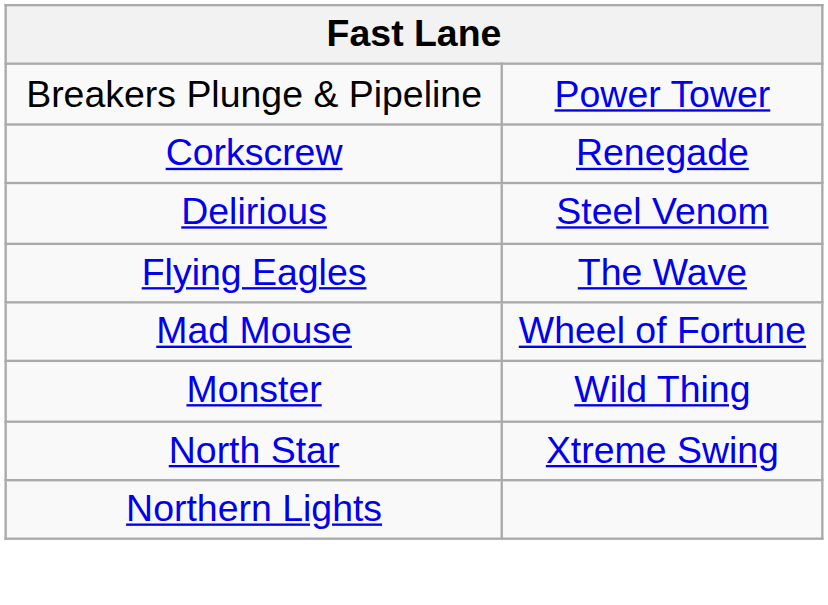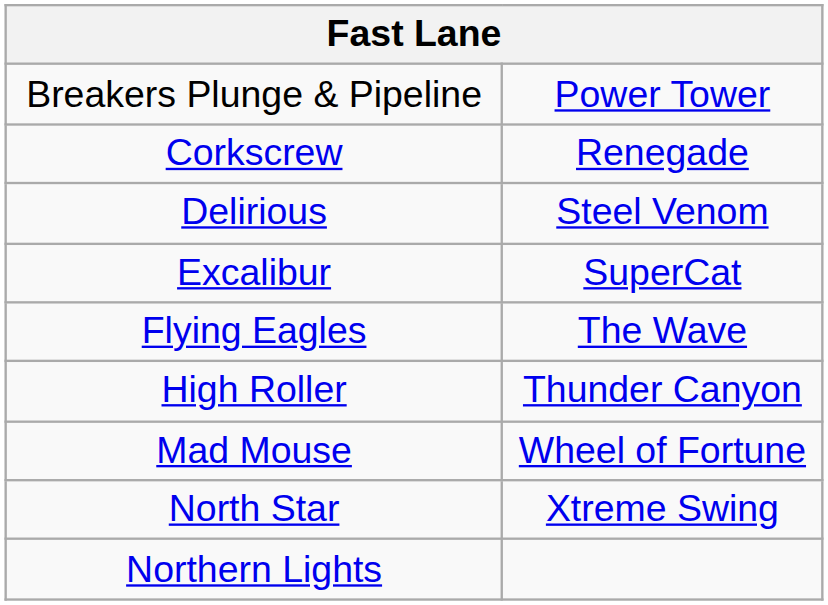+ row: (254, 271)
+ row: (254, 390)
- row: (254, 390)
